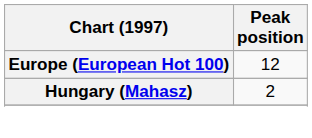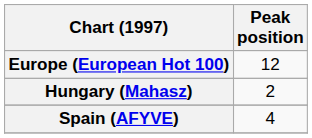+ row: (119, 118)
